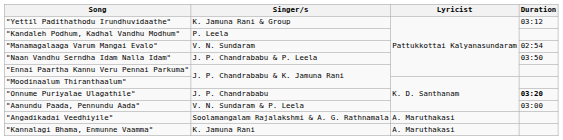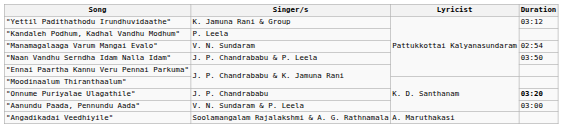- row: (80, 130)
